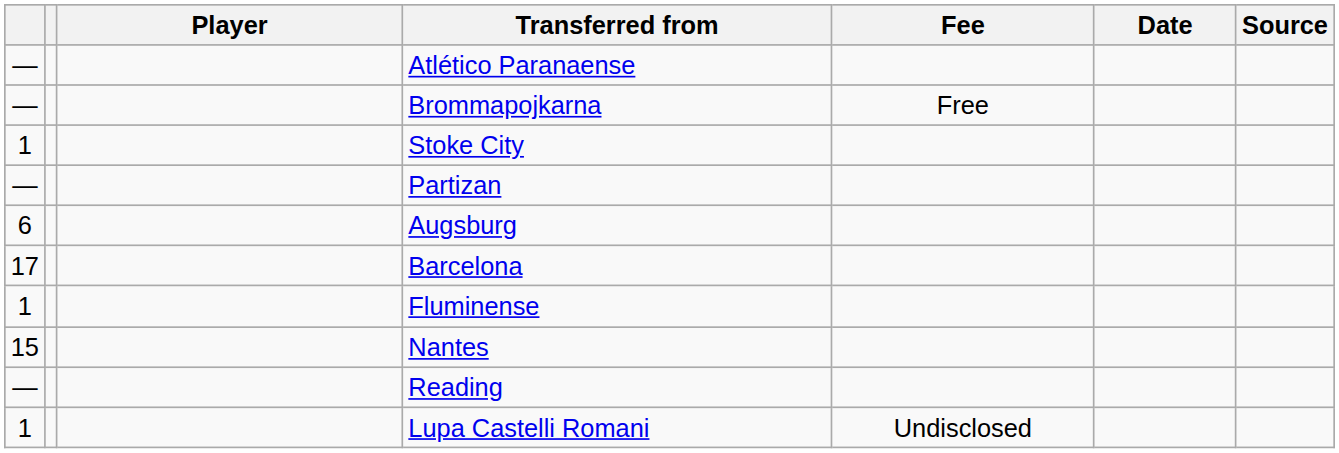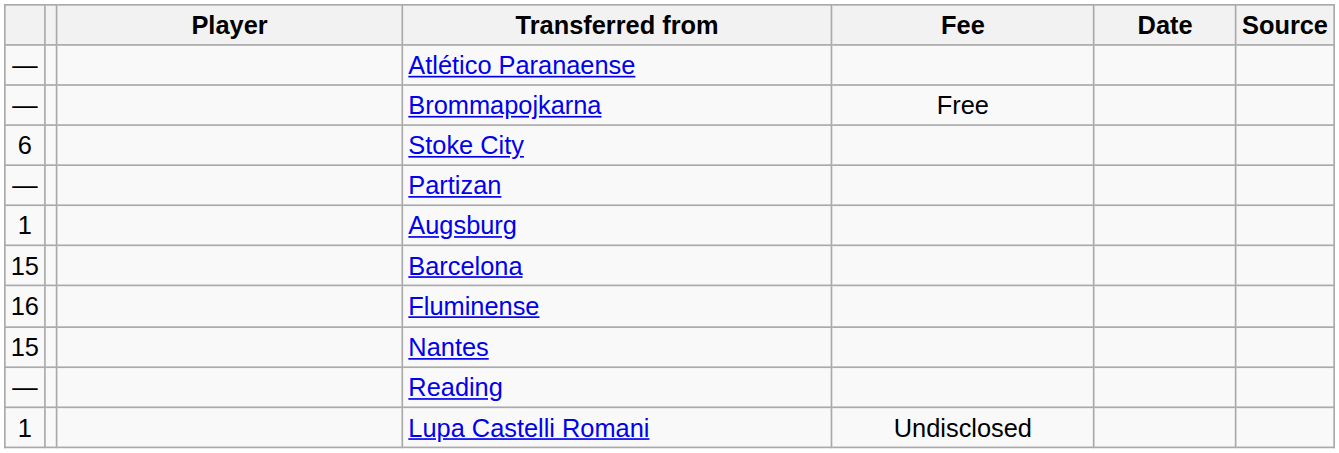(25, 146) 1 -> (25, 146) 6
(25, 226) 6 -> (25, 226) 1
(25, 266) 17 -> (25, 266) 15
(25, 306) 1 -> (25, 306) 16
